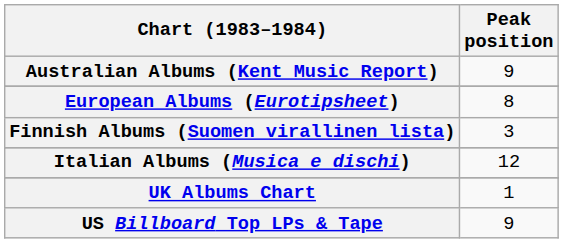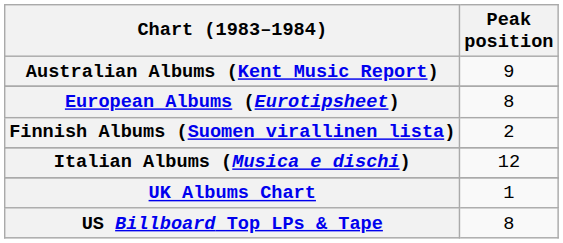(509, 132) 3 -> (509, 132) 2
(509, 223) 9 -> (509, 223) 8
